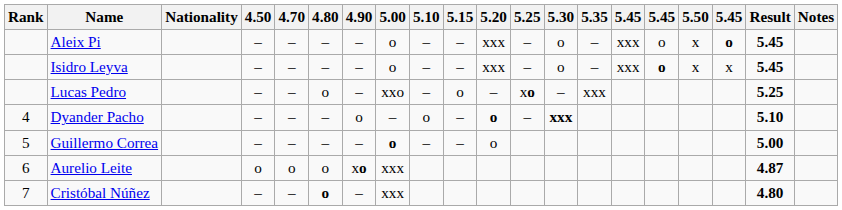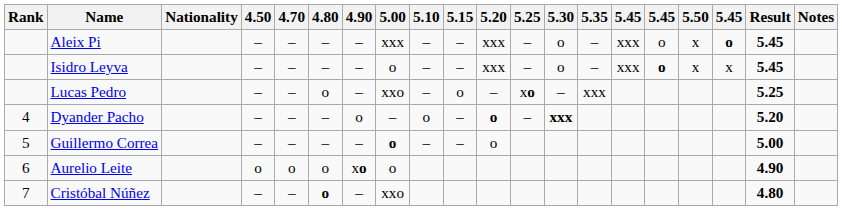(393, 42) o -> (393, 42) xxx
(770, 117) 5.10 -> (770, 117) 5.20
(393, 167) xxx -> (393, 167) o
(770, 167) 4.87 -> (770, 167) 4.90
(393, 192) xxx -> (393, 192) xxo
